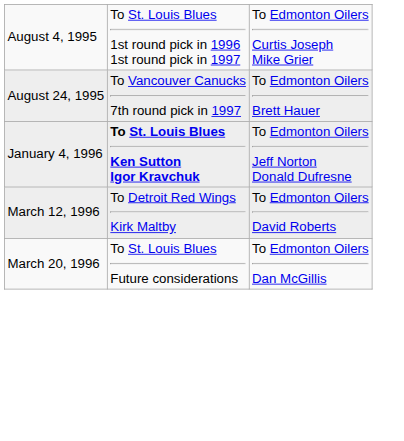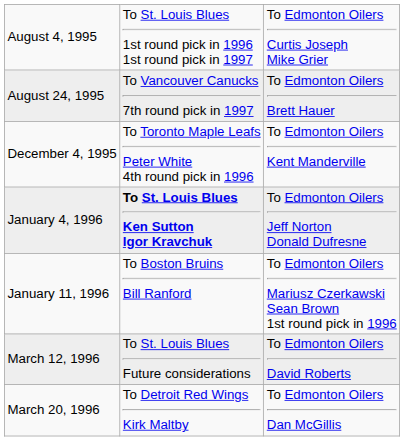+ row: (62, 154)
+ row: (58, 293)
(178, 212) To Detroit Red Wings Kirk Maltby -> (192, 359) To St. Louis Blues Future considerations
(178, 263) To St. Louis Blues Future considerations -> (192, 410) To Detroit Red Wings Kirk Maltby
